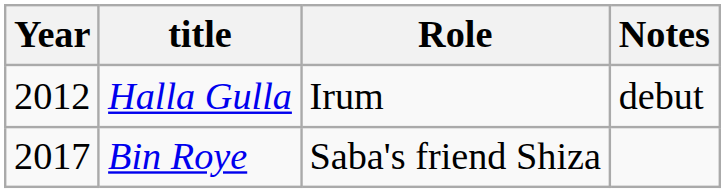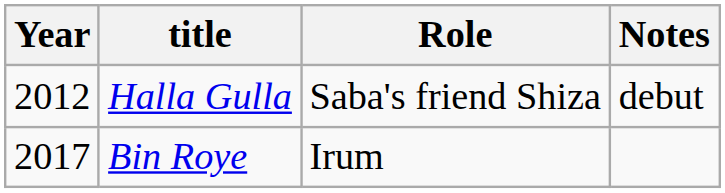(347, 95) Irum -> (455, 95) Saba's friend Shiza
(455, 156) Saba's friend Shiza -> (347, 156) Irum
